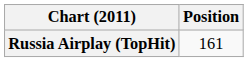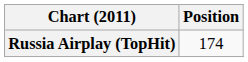(211, 43) 161 -> (211, 43) 174
